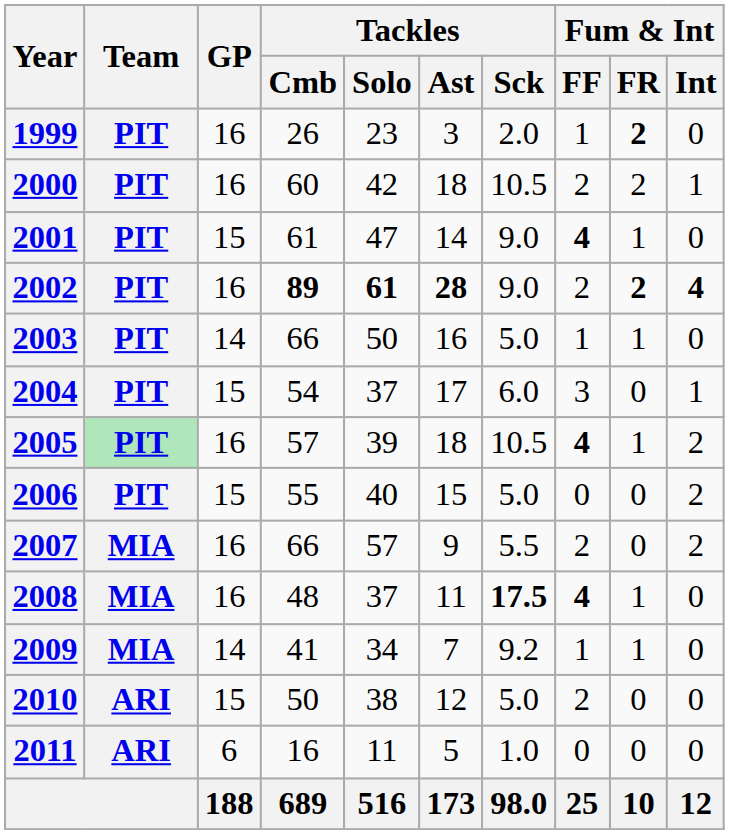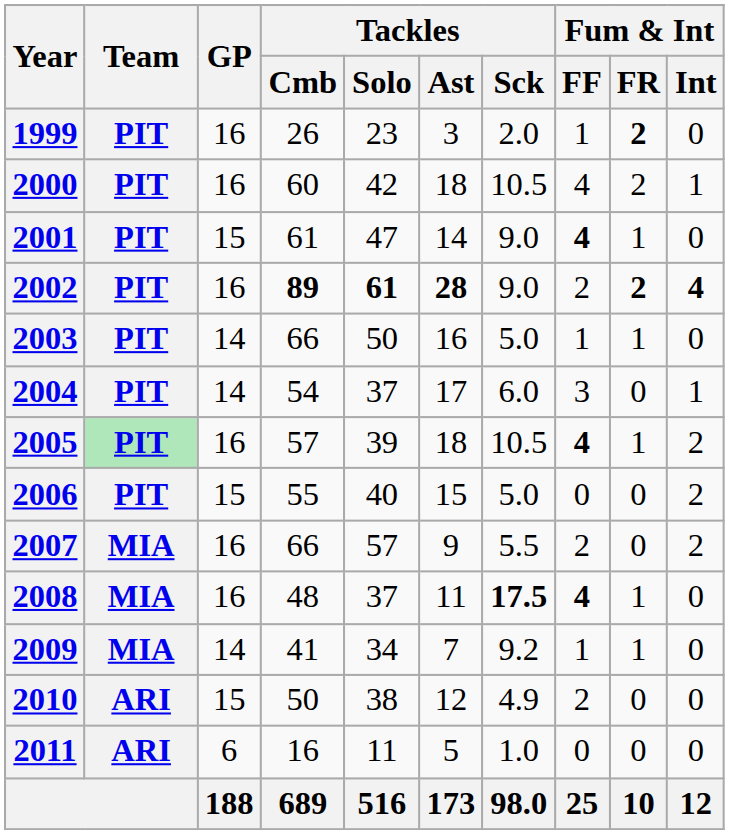(582, 184) 2 -> (582, 184) 4
(229, 390) 15 -> (229, 390) 14
(519, 699) 5.0 -> (519, 699) 4.9
